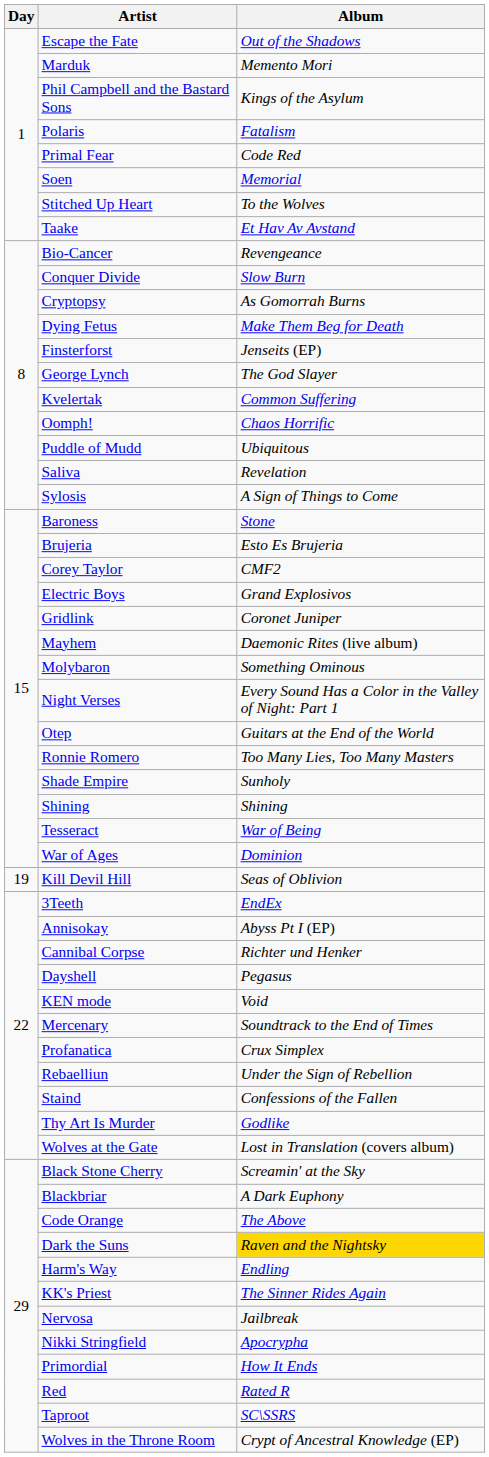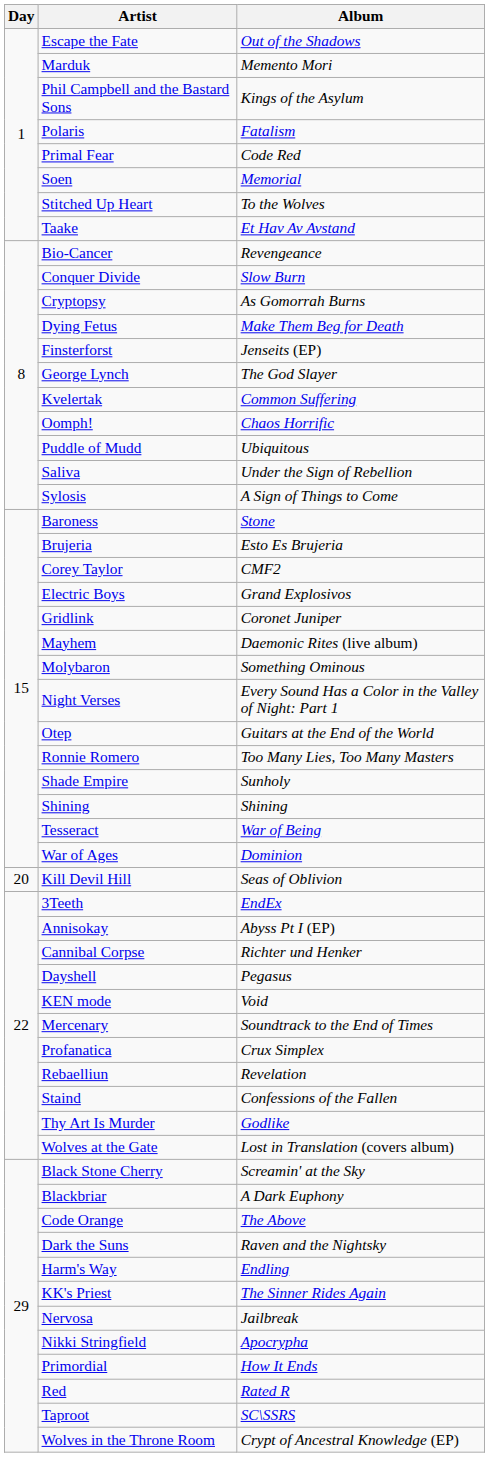(273, 472) Revelation -> (326, 472) Under the Sign of Rebellion
(21, 879) 19 -> (21, 879) 20
(326, 1074) Under the Sign of Rebellion -> (273, 1074) Revelation
(313, 1244) gold background -> (313, 1244) no background
